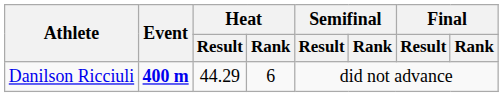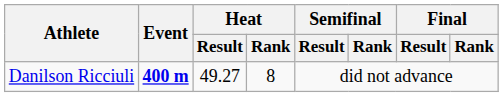(220, 76) 44.29 -> (220, 76) 49.27
(271, 76) 6 -> (271, 76) 8
